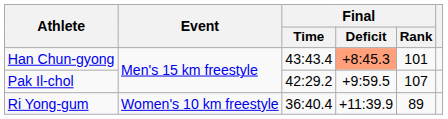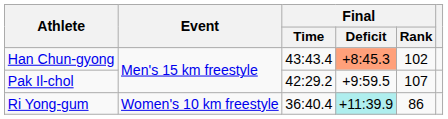(416, 59) 101 -> (416, 59) 102
(366, 104) no background -> (366, 104) paleturquoise background
(416, 104) 89 -> (416, 104) 86
